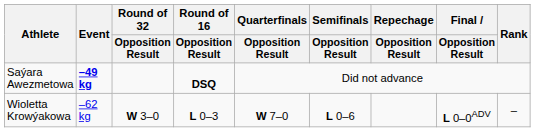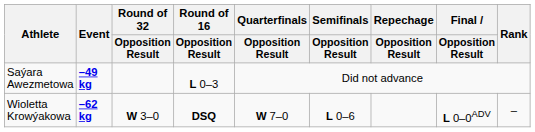(204, 85) DSQ -> (204, 85) L 0–3
(88, 110) normal -> (88, 110) bold
(204, 117) L 0–3 -> (204, 117) DSQ
